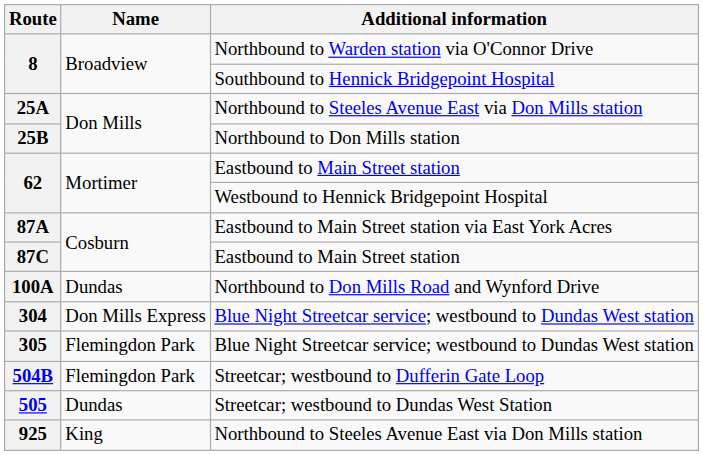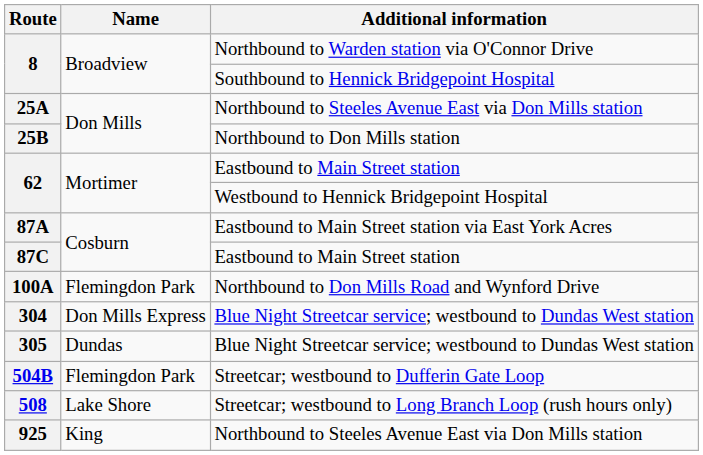(94, 286) Dundas -> (130, 286) Flemingdon Park
(130, 345) Flemingdon Park -> (94, 345) Dundas
- row: (33, 405)
+ row: (33, 405)
